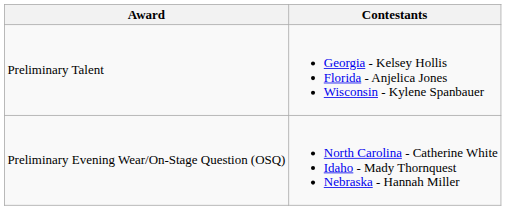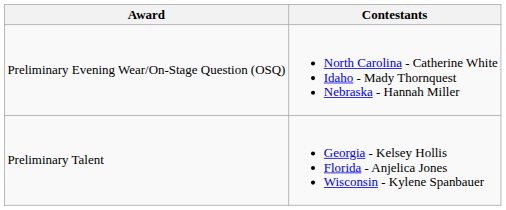rows swapped: (146, 160) <-> (56, 70)
